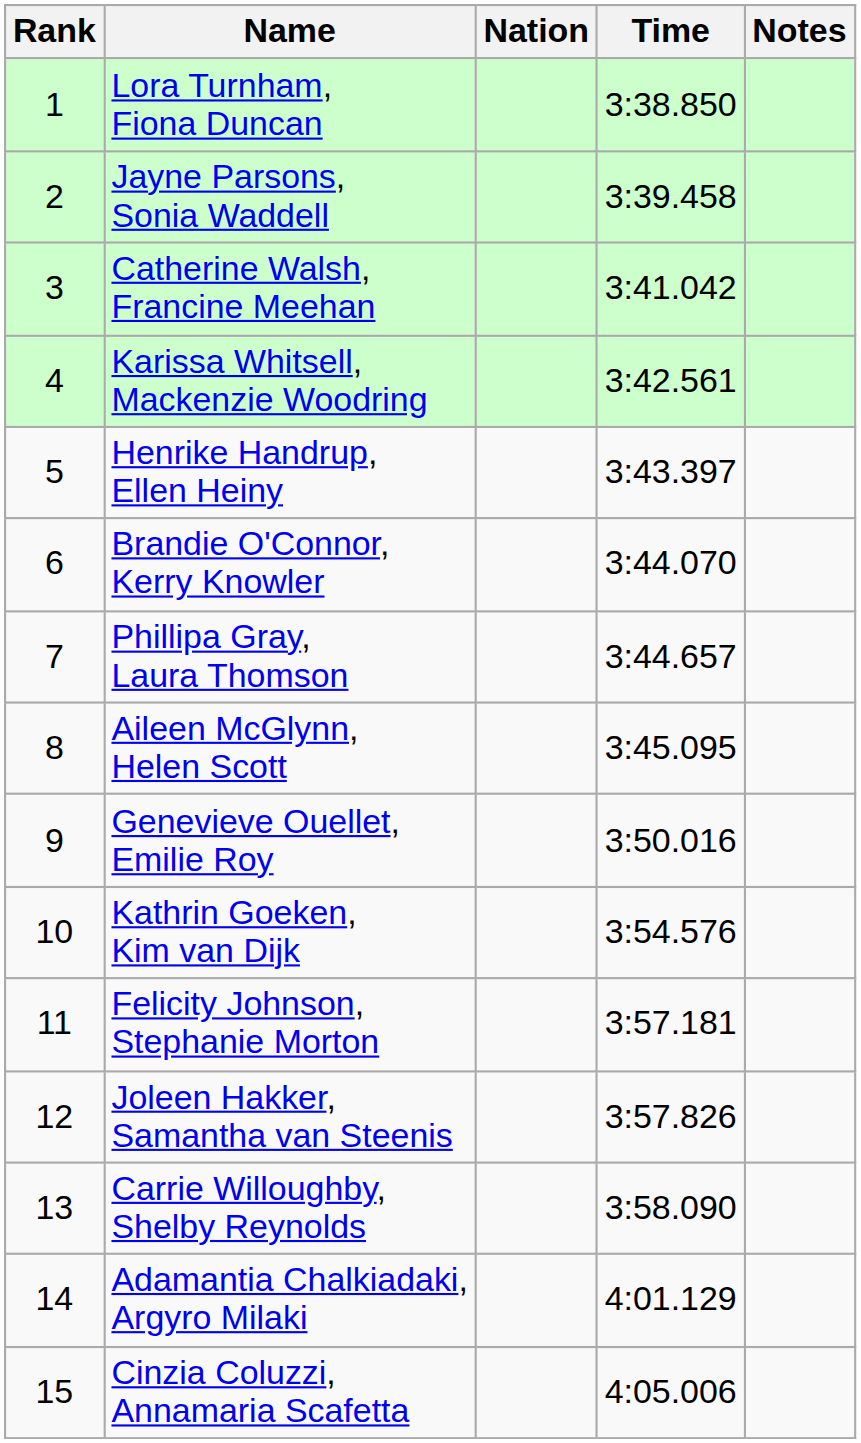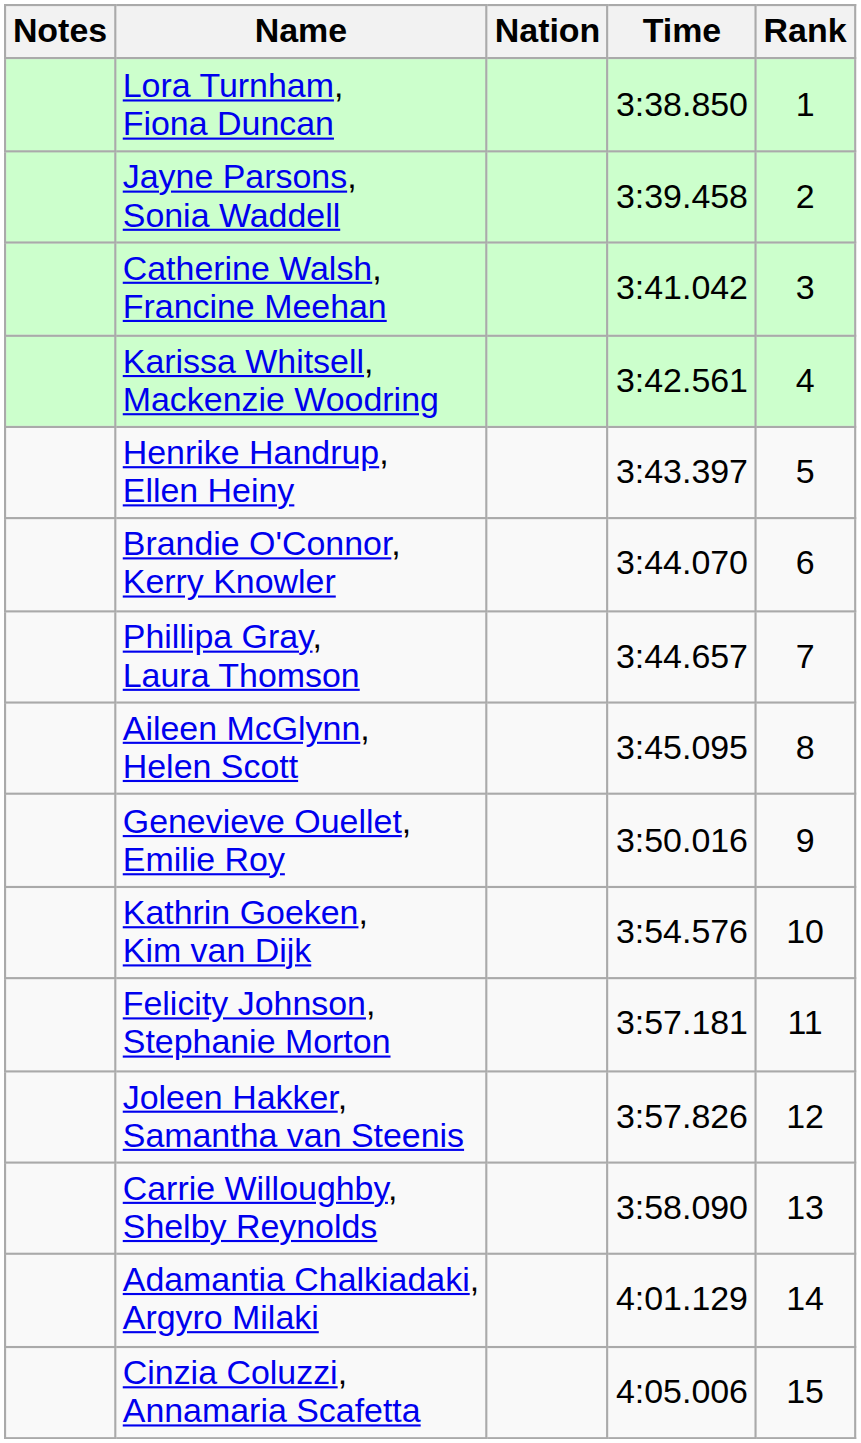columns swapped: (54, 31) <-> (799, 31)
